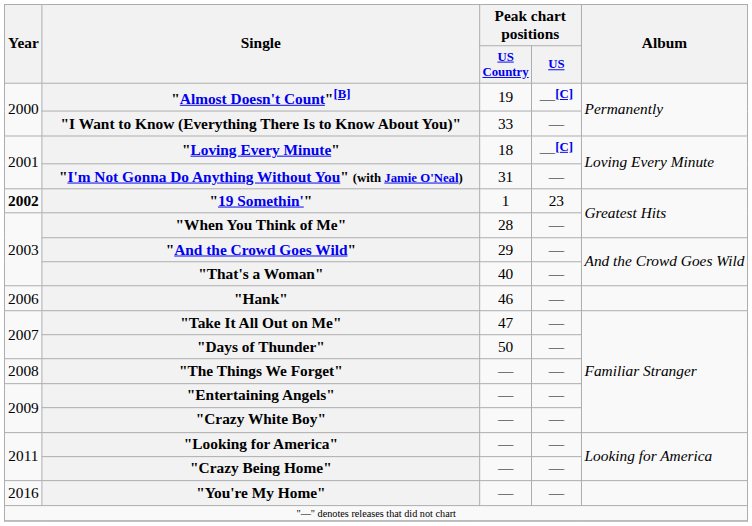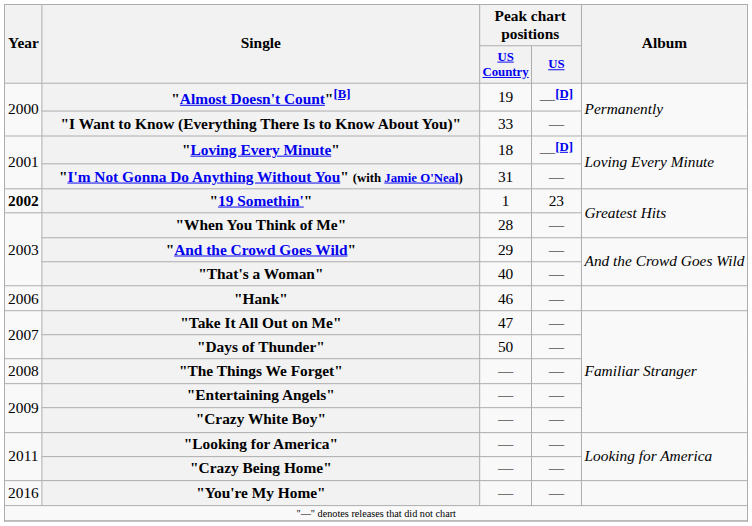(556, 97) —[C] -> (556, 97) —[D]
(556, 150) —[C] -> (556, 150) —[D]
